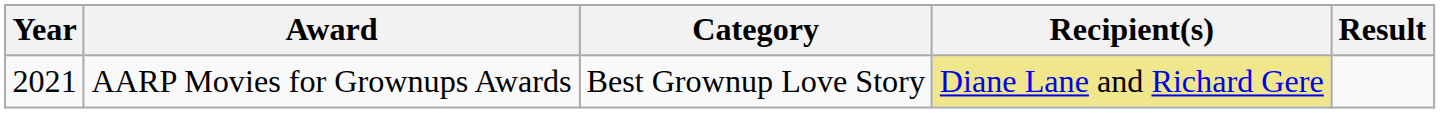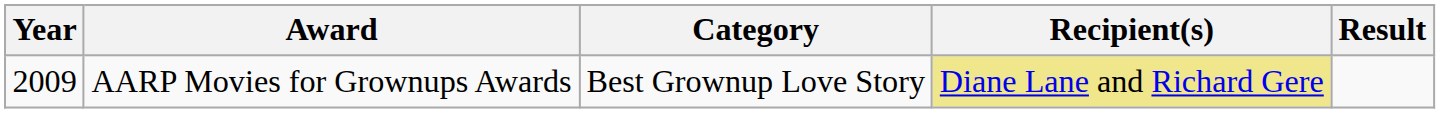(45, 81) 2021 -> (45, 81) 2009
